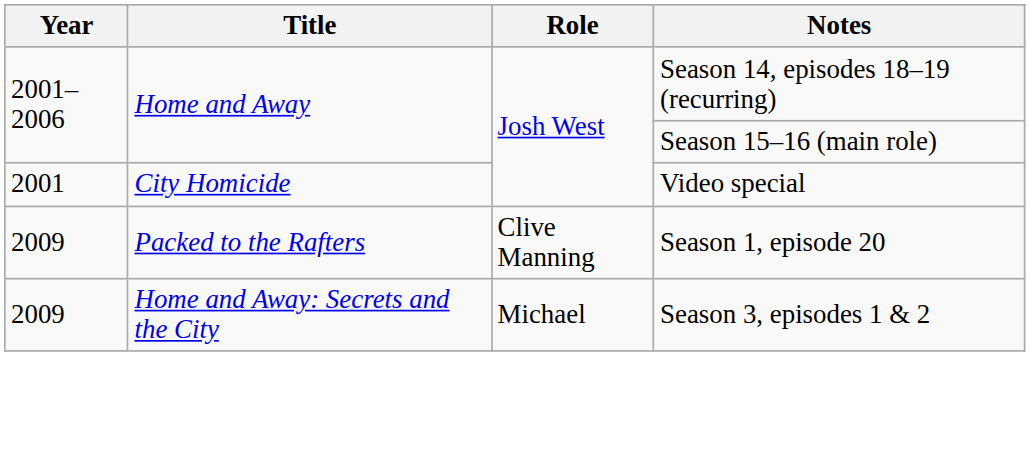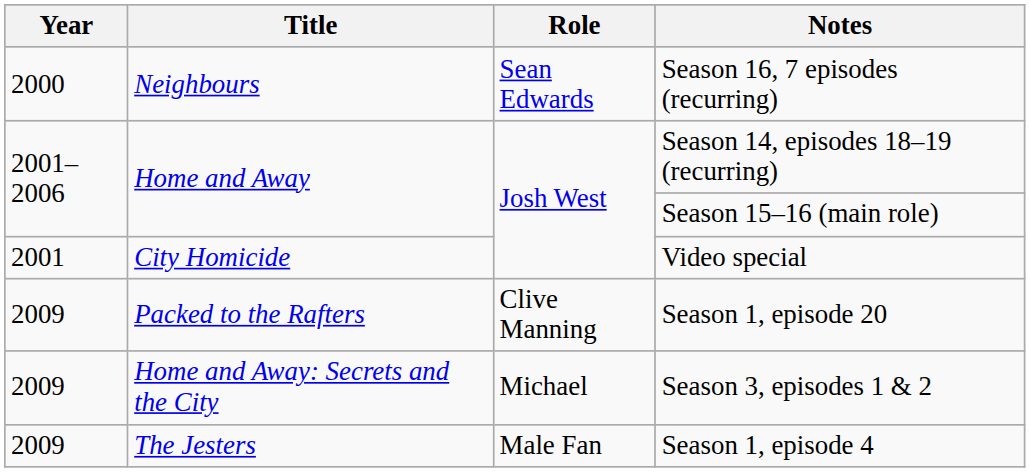+ row: (780, 83)
+ row: (768, 445)
